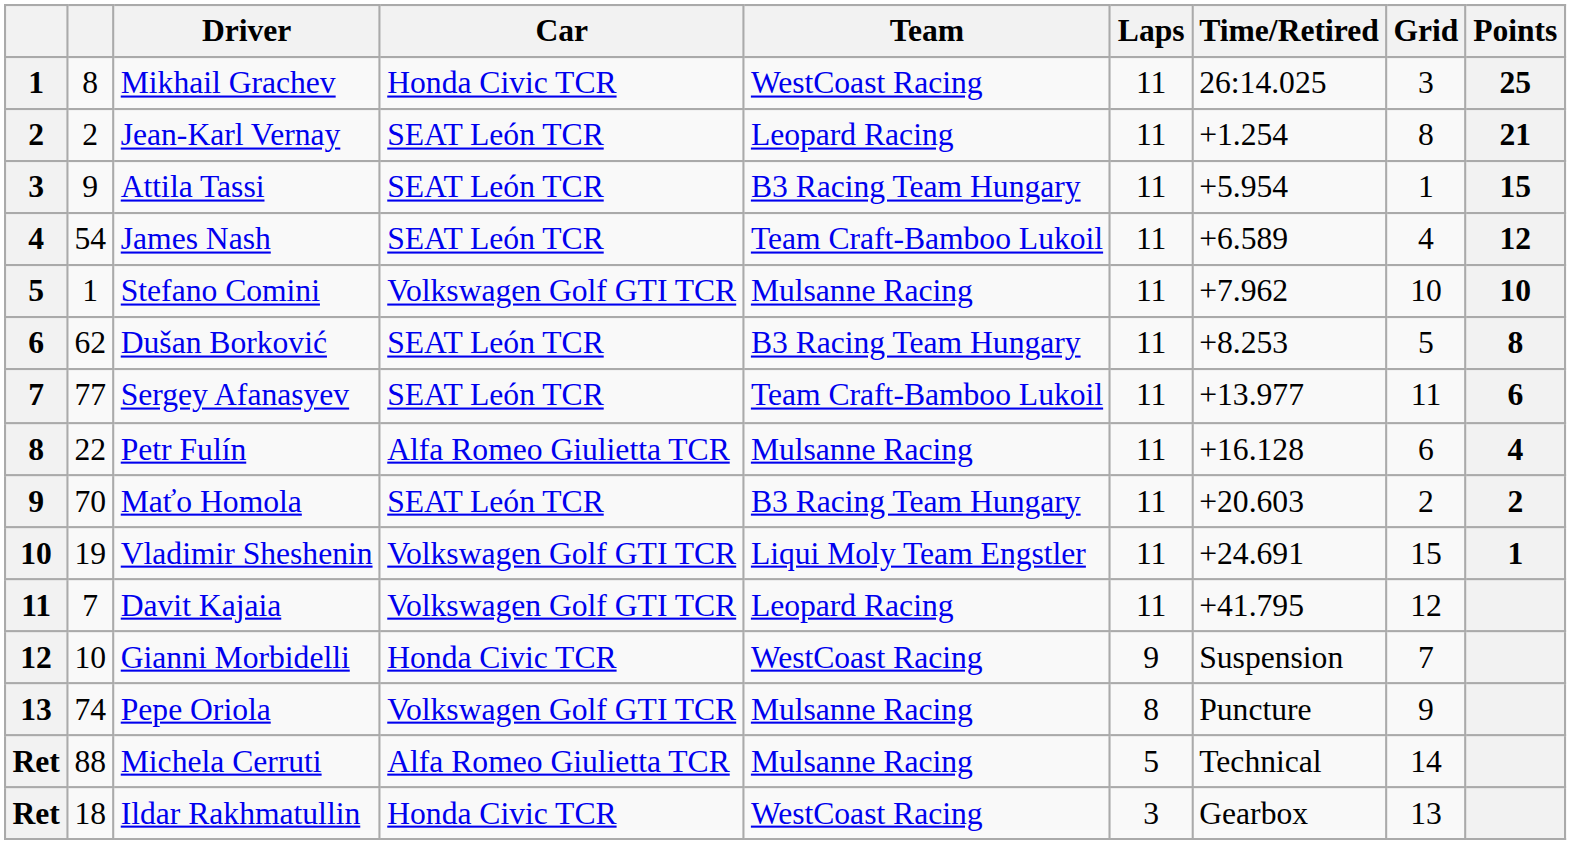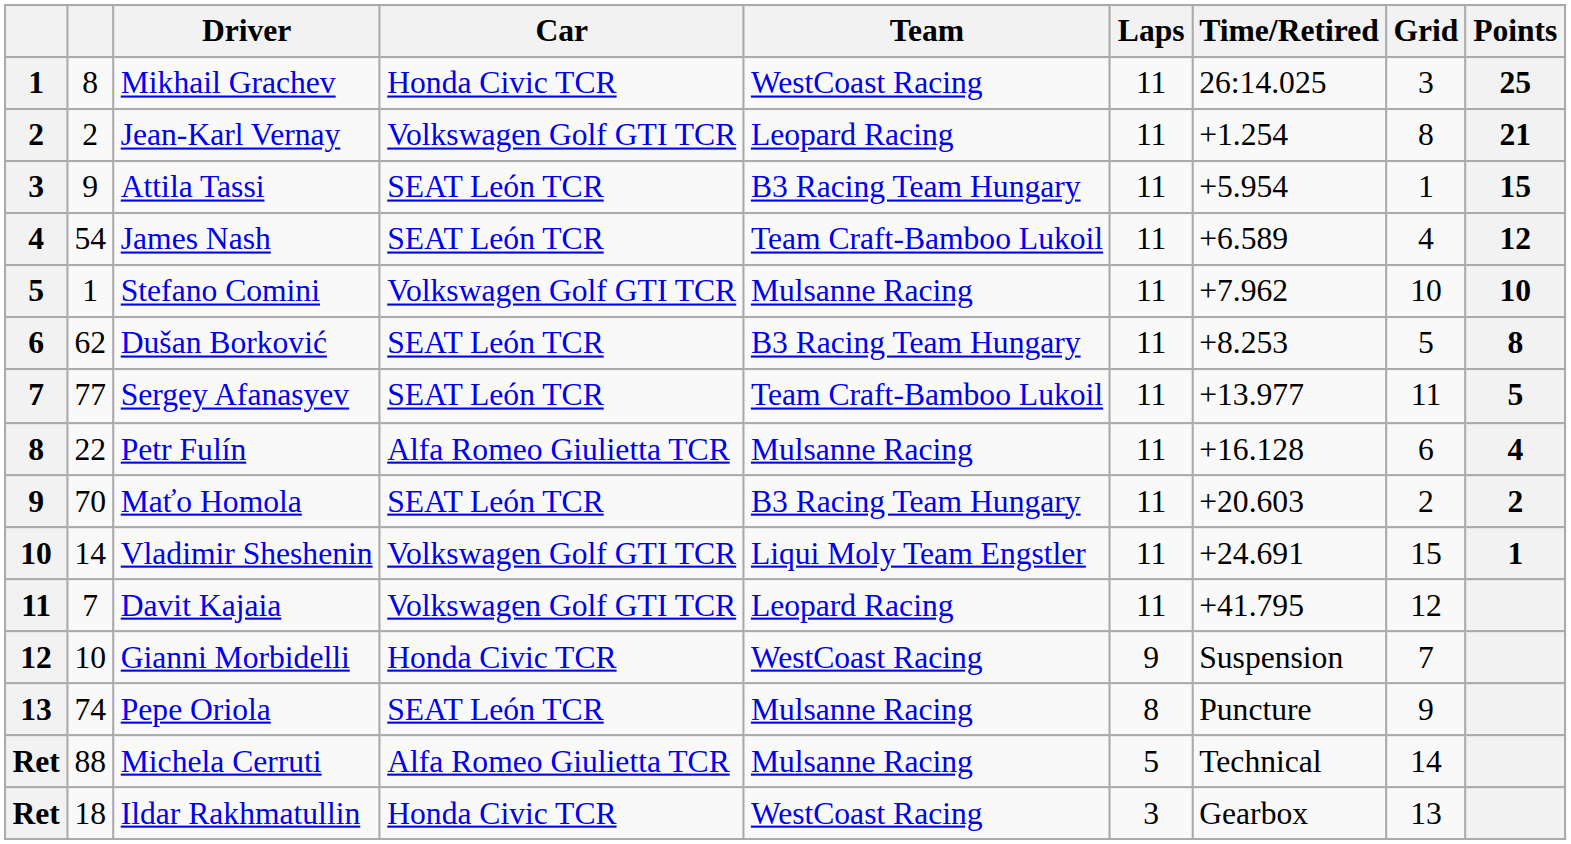(495, 135) SEAT León TCR -> (562, 135) Volkswagen Golf GTI TCR
(1515, 395) 6 -> (1515, 395) 5
(90, 552) 19 -> (90, 552) 14
(562, 708) Volkswagen Golf GTI TCR -> (495, 708) SEAT León TCR
